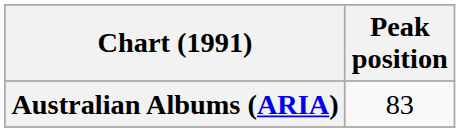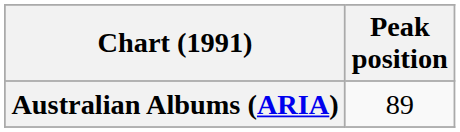(400, 103) 83 -> (400, 103) 89
